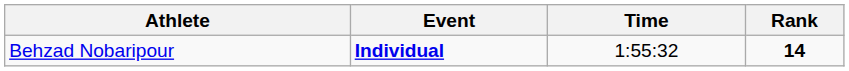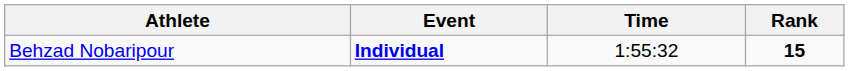(795, 50) 14 -> (795, 50) 15
